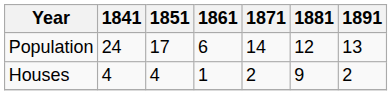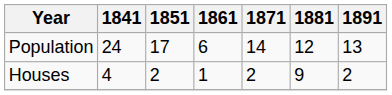(155, 75) 4 -> (155, 75) 2
